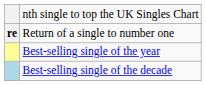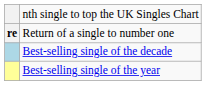rows swapped: (91, 52) <-> (97, 71)
